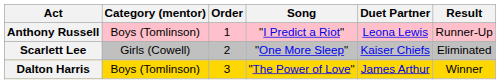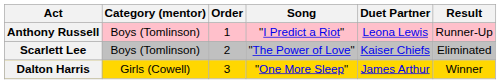(155, 50) Girls (Cowell) -> (155, 50) Boys (Tomlinson)
(302, 50) "One More Sleep" -> (302, 50) "The Power of Love"
(155, 69) Boys (Tomlinson) -> (155, 69) Girls (Cowell)
(302, 69) "The Power of Love" -> (302, 69) "One More Sleep"
